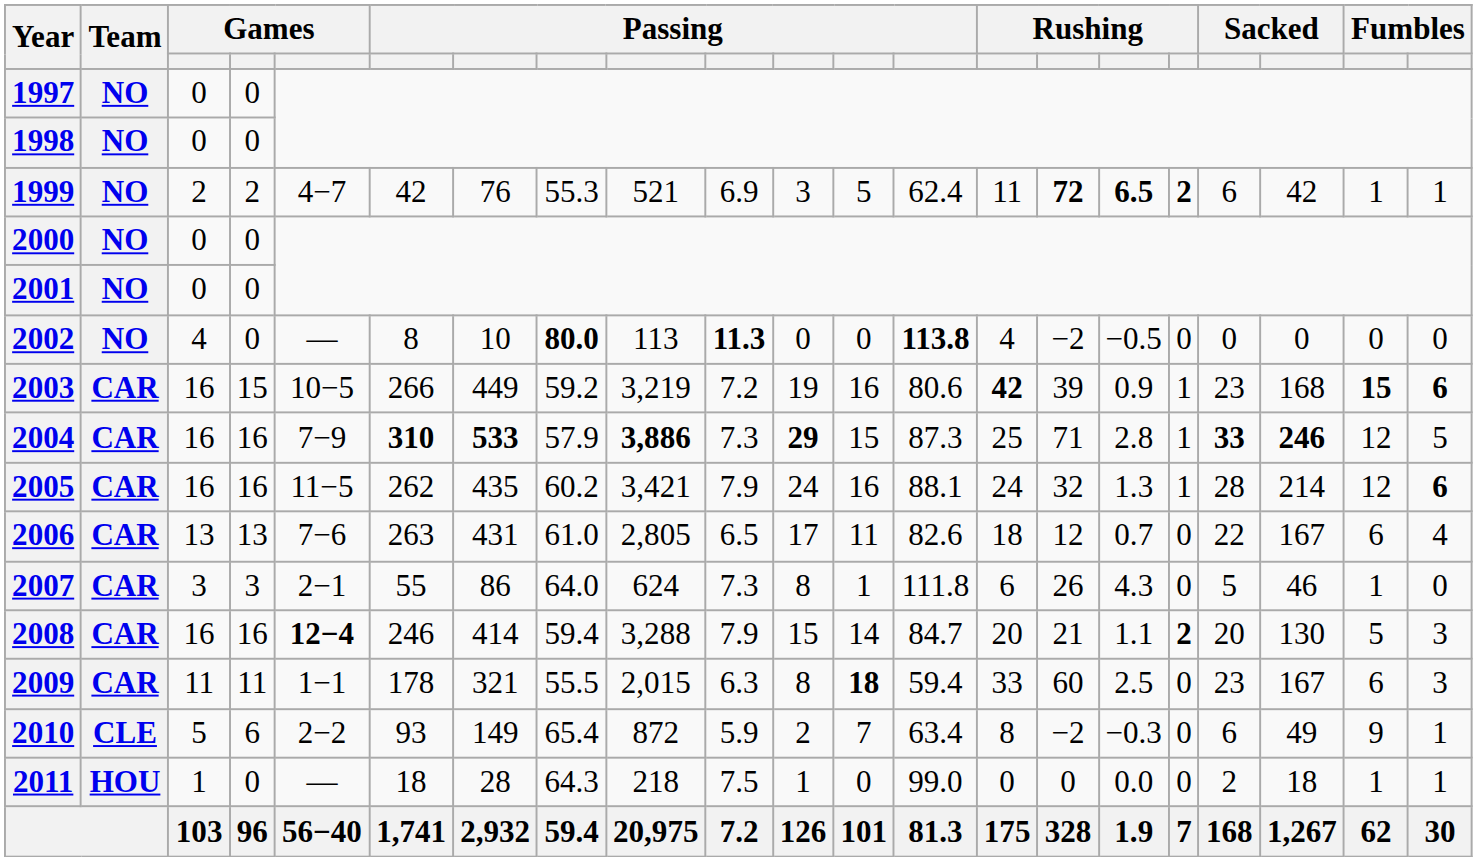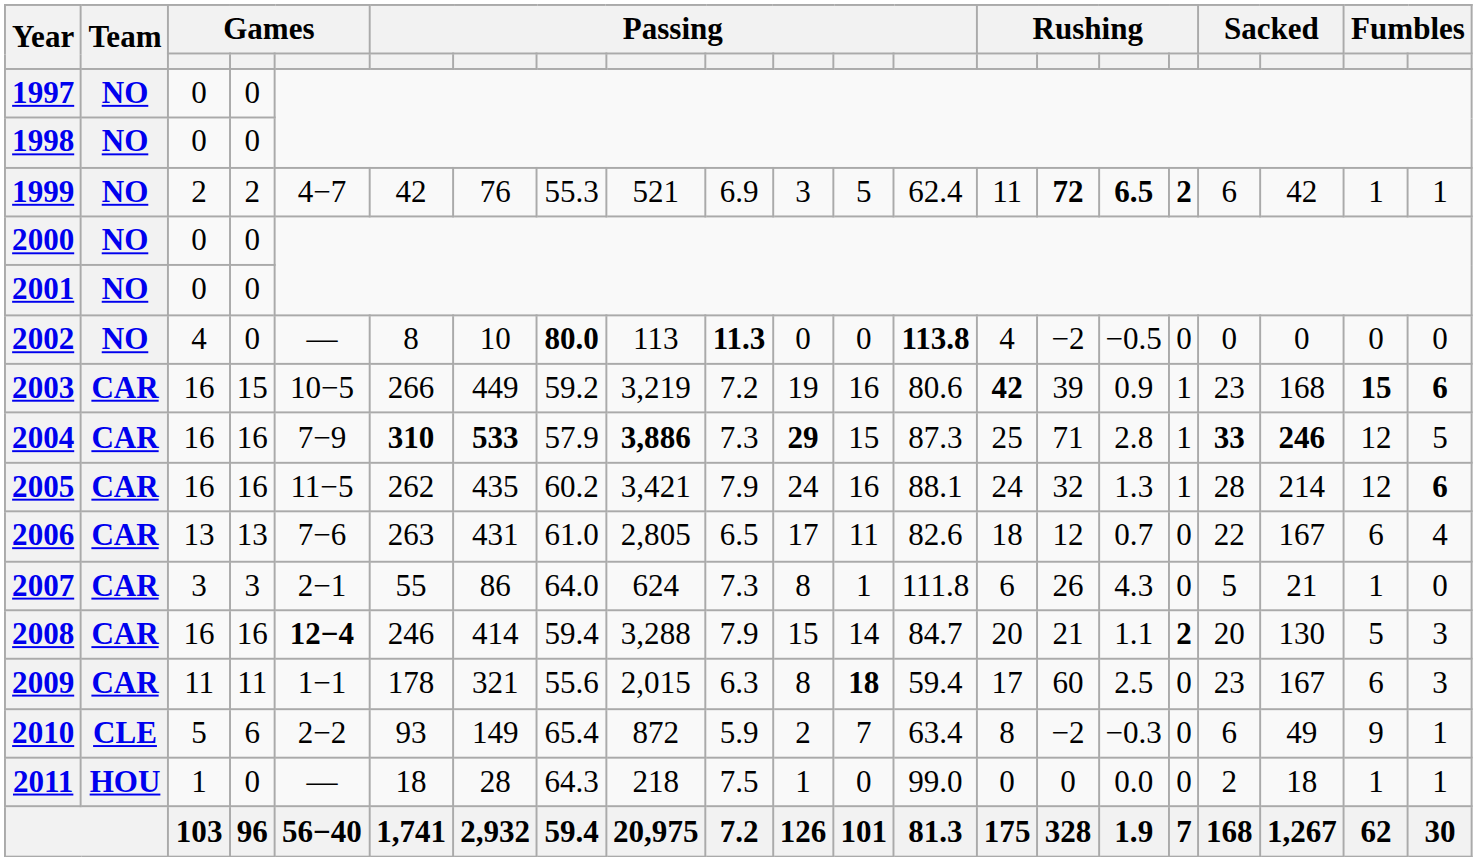(1302, 584) 46 -> (1302, 584) 21
(572, 683) 55.5 -> (572, 683) 55.6
(1007, 683) 33 -> (1007, 683) 17
